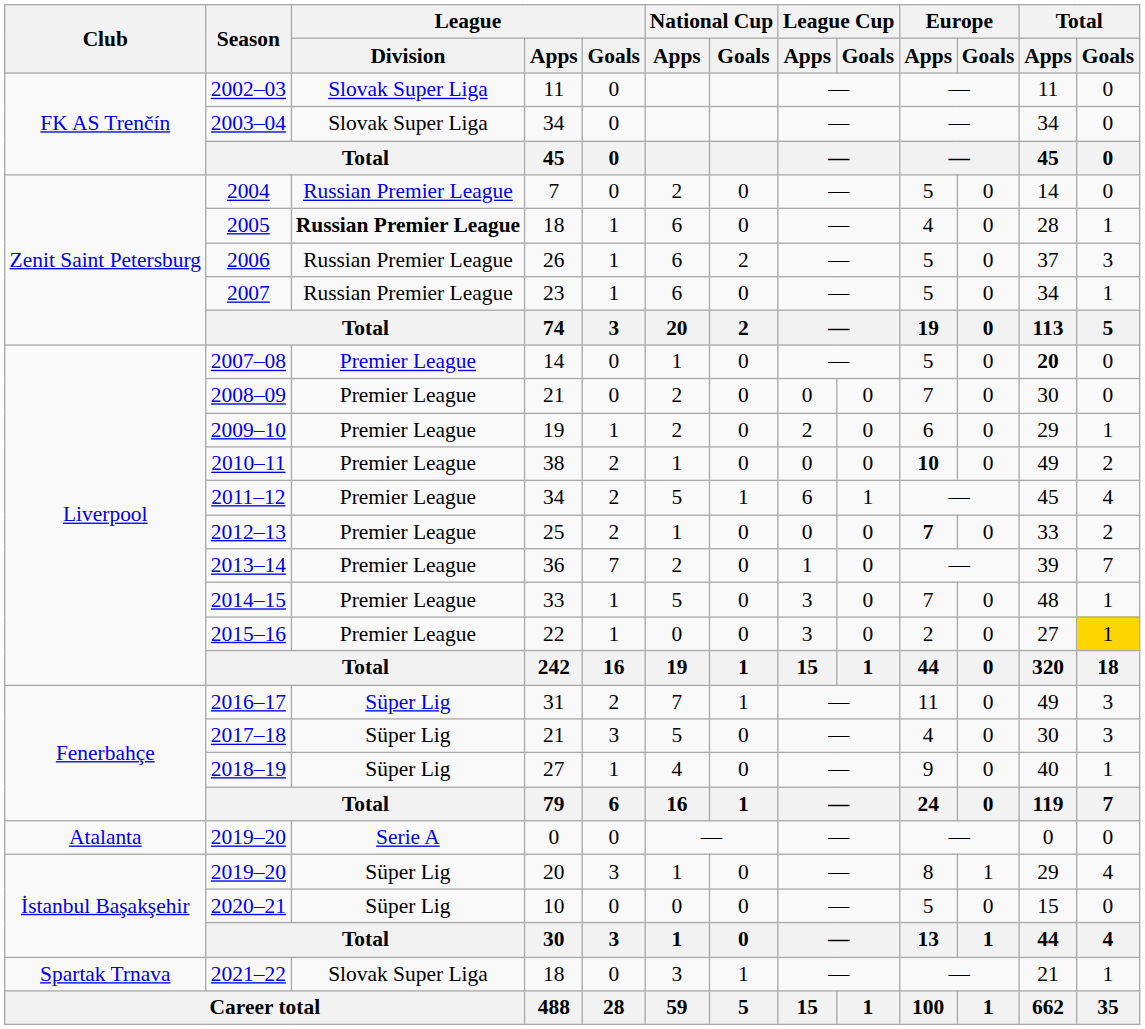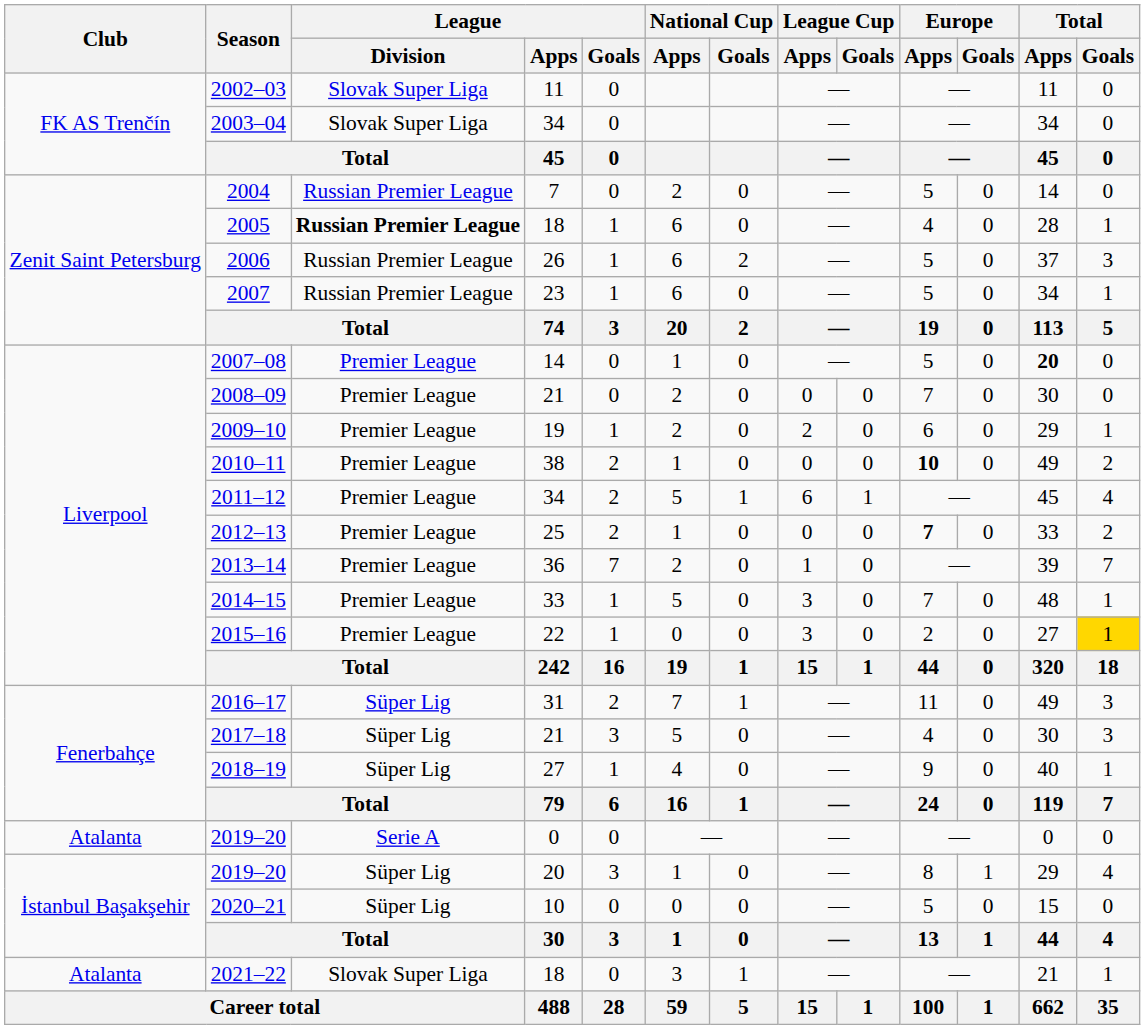(105, 973) Spartak Trnava -> (105, 973) Atalanta
